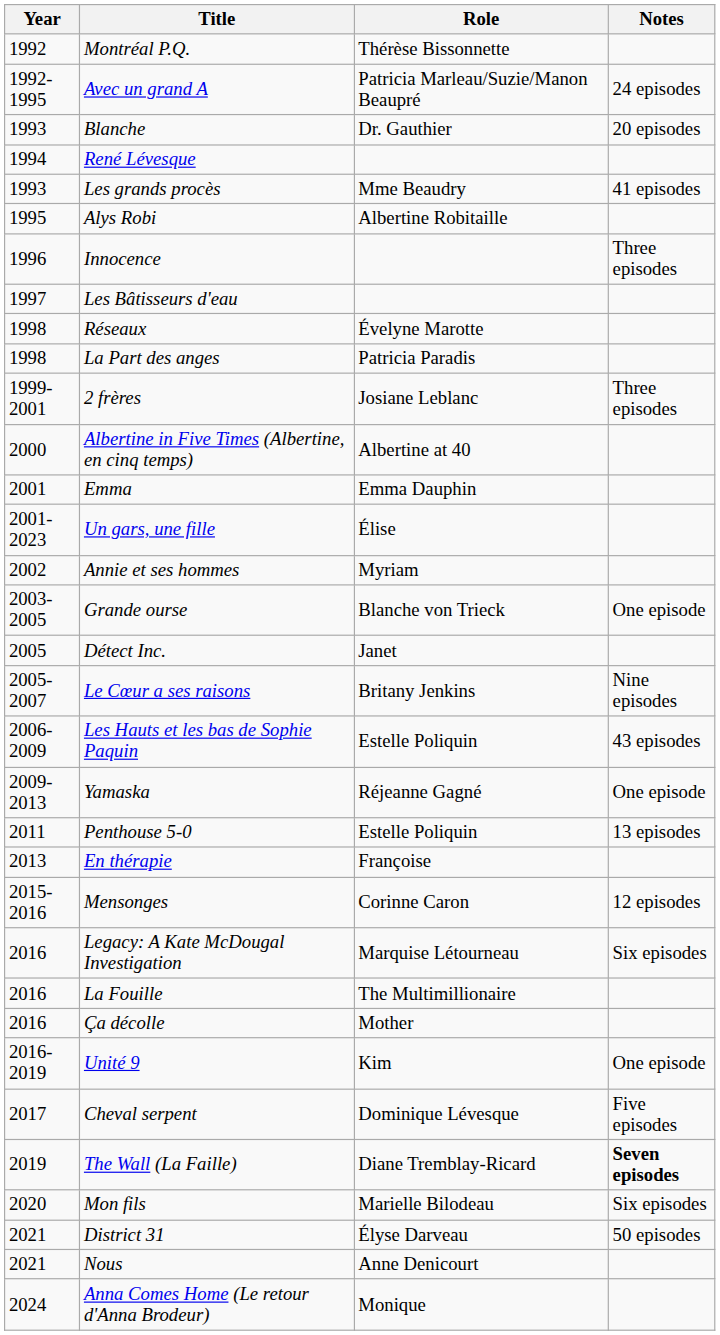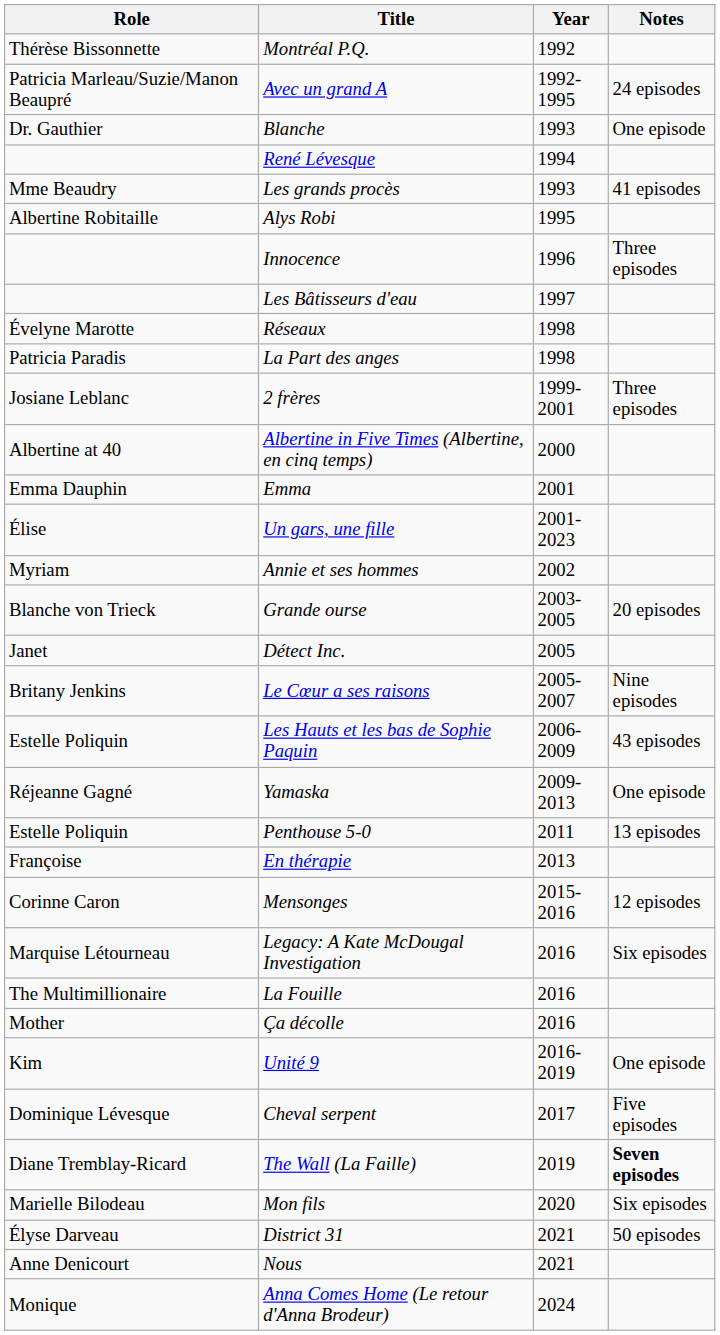columns swapped: (42, 19) <-> (481, 19)
(657, 129) 20 episodes -> (659, 129) One episode
(659, 610) One episode -> (657, 610) 20 episodes
